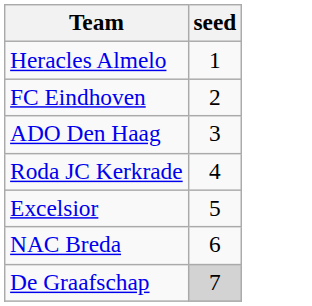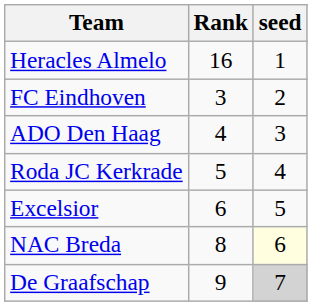+ column: (221, 23)
(215, 245) no background -> (280, 245) lightyellow background
